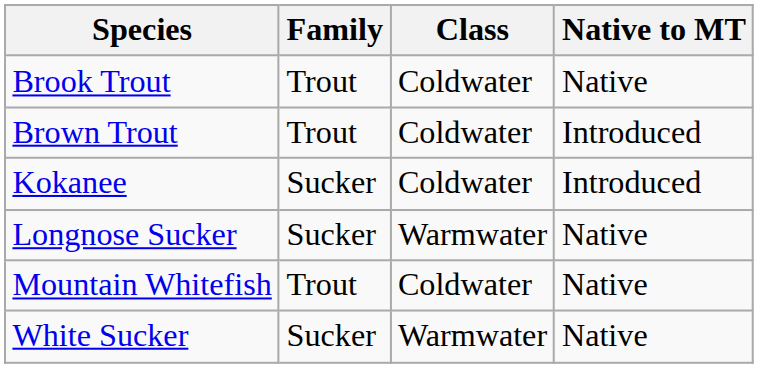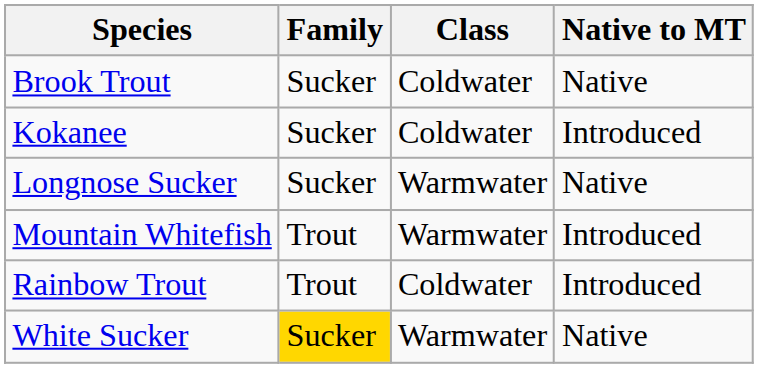(322, 81) Trout -> (331, 81) Sucker
- row: (95, 132)
(465, 285) Coldwater -> (473, 234) Warmwater
(605, 285) Native -> (632, 234) Introduced
+ row: (109, 285)
(331, 336) no background -> (331, 336) gold background
